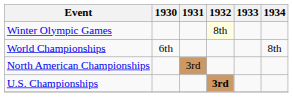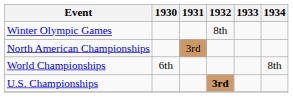(220, 30) lightyellow background -> (220, 30) no background
rows swapped: (56, 48) <-> (78, 65)
